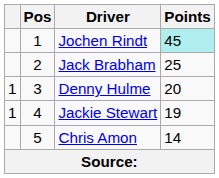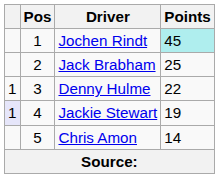(173, 89) 20 -> (173, 89) 22
(12, 113) no background -> (12, 113) lavender background
